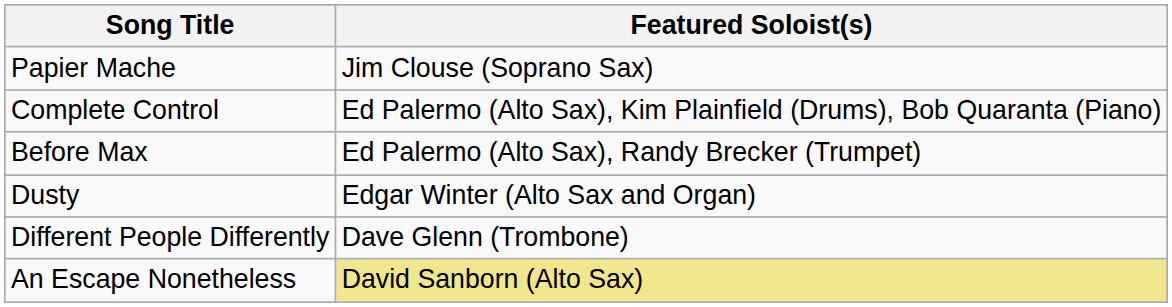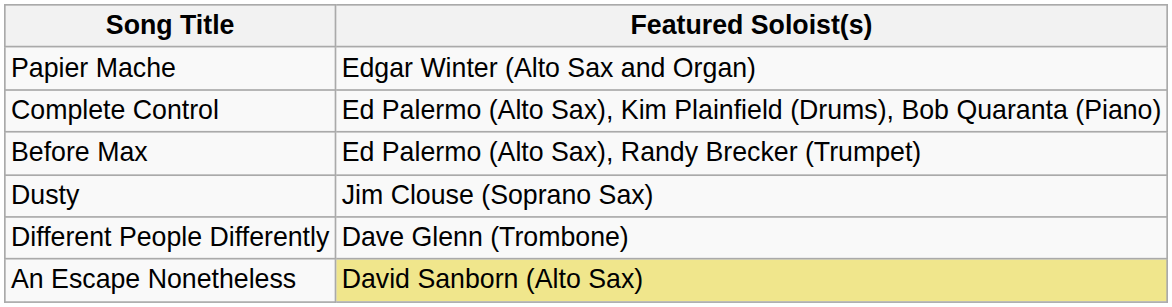(498, 68) Jim Clouse (Soprano Sax) -> (549, 68) Edgar Winter (Alto Sax and Organ)
(549, 195) Edgar Winter (Alto Sax and Organ) -> (498, 195) Jim Clouse (Soprano Sax)
